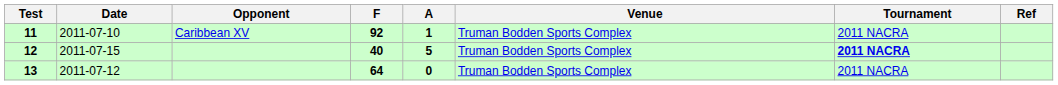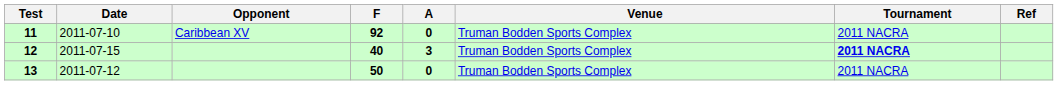(429, 33) 1 -> (429, 33) 0
(429, 52) 5 -> (429, 52) 3
(377, 71) 64 -> (377, 71) 50
